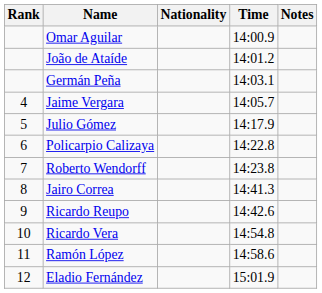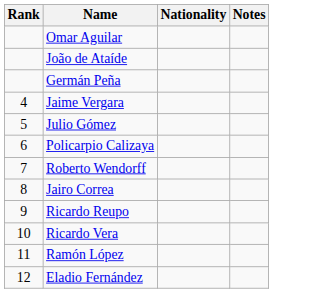- column: (253, 15)
